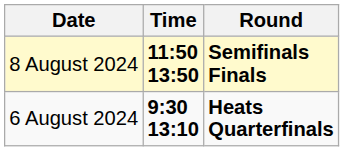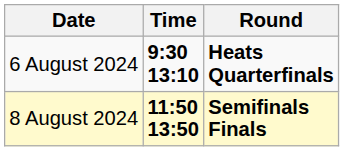rows swapped: (74, 118) <-> (74, 63)
